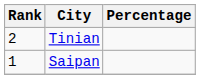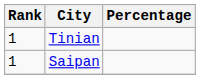(12, 39) 2 -> (12, 39) 1
